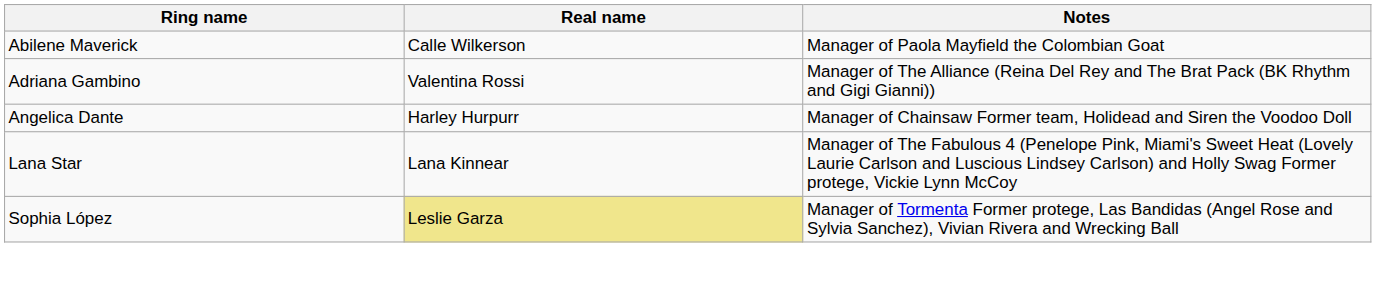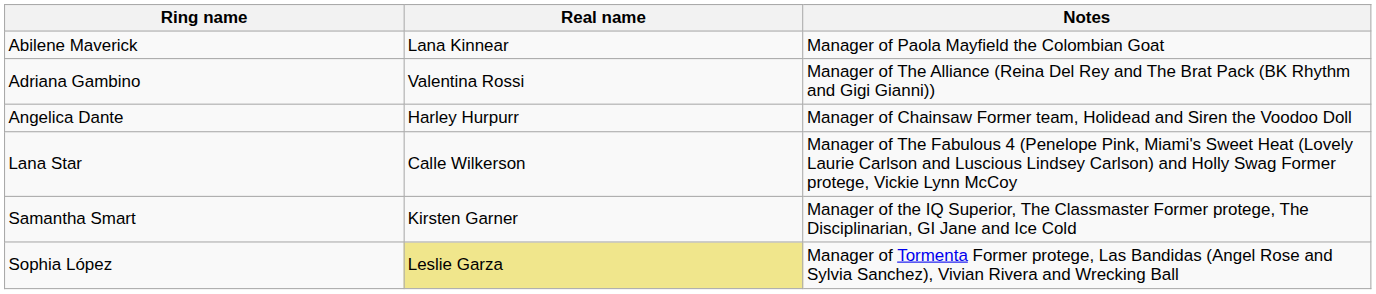(467, 44) Calle Wilkerson -> (458, 44) Lana Kinnear
(458, 163) Lana Kinnear -> (467, 163) Calle Wilkerson
+ row: (72, 219)
